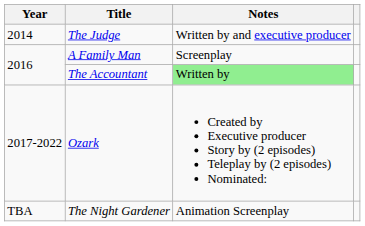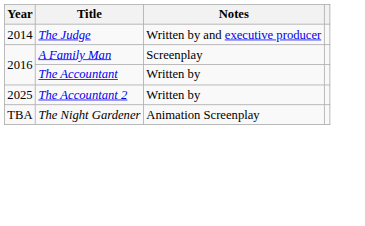(203, 74) lightgreen background -> (173, 74) no background
- row: (83, 142)
+ row: (83, 94)
